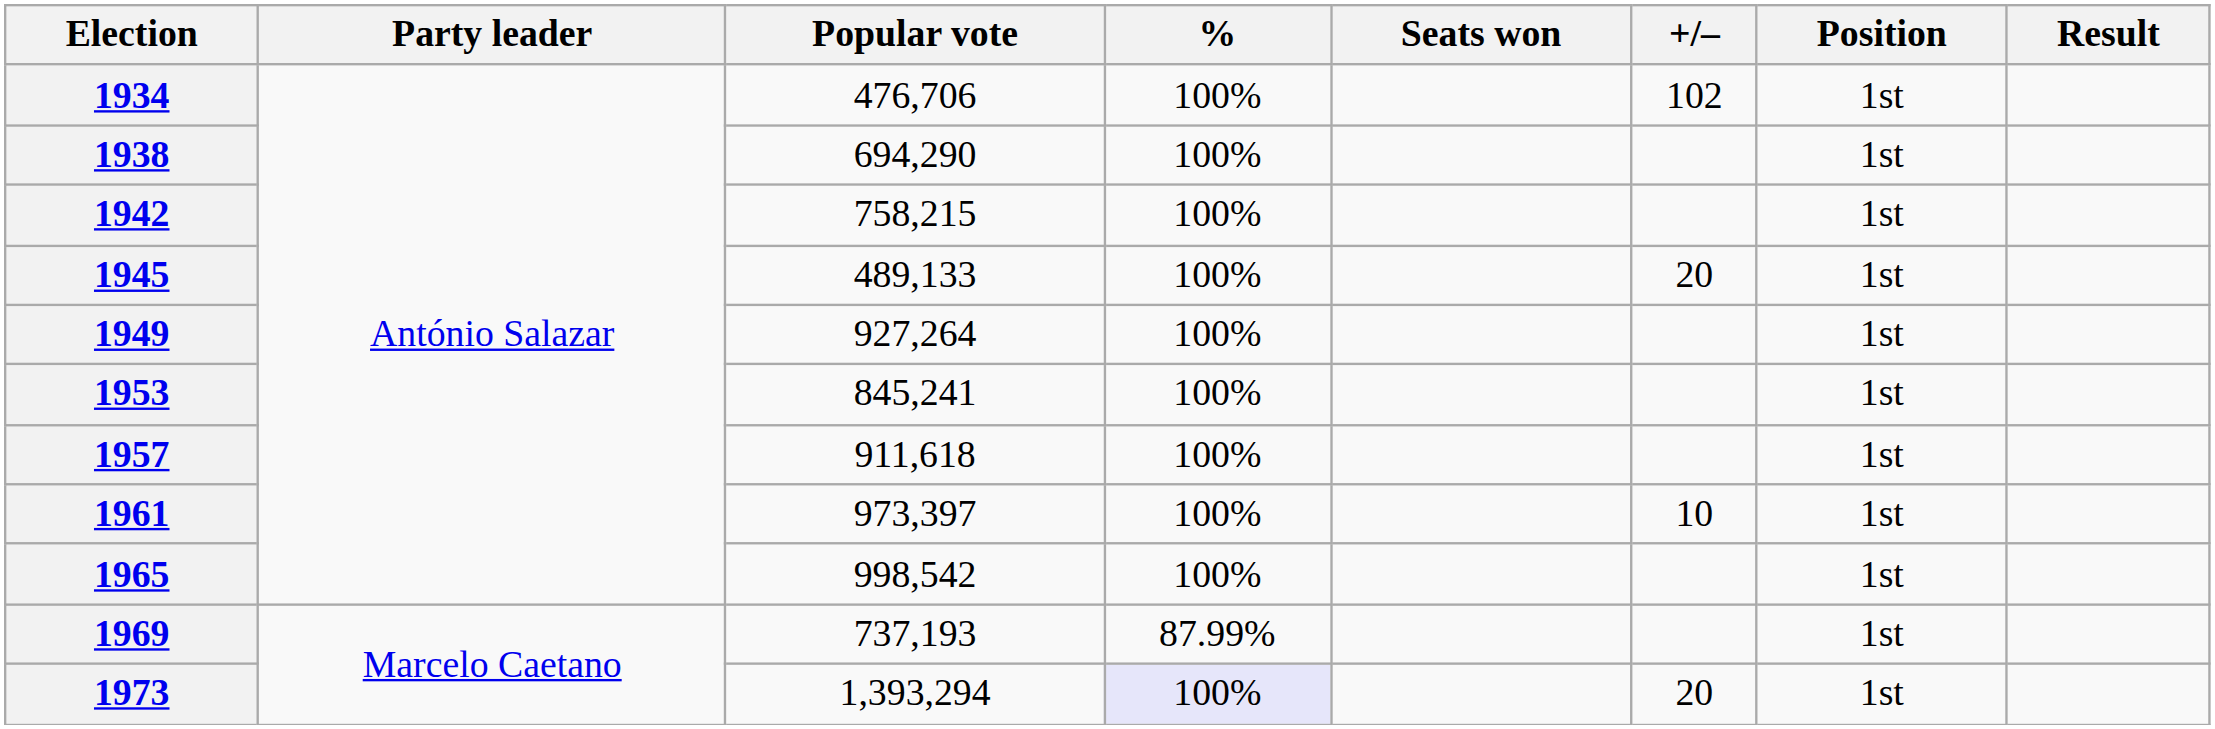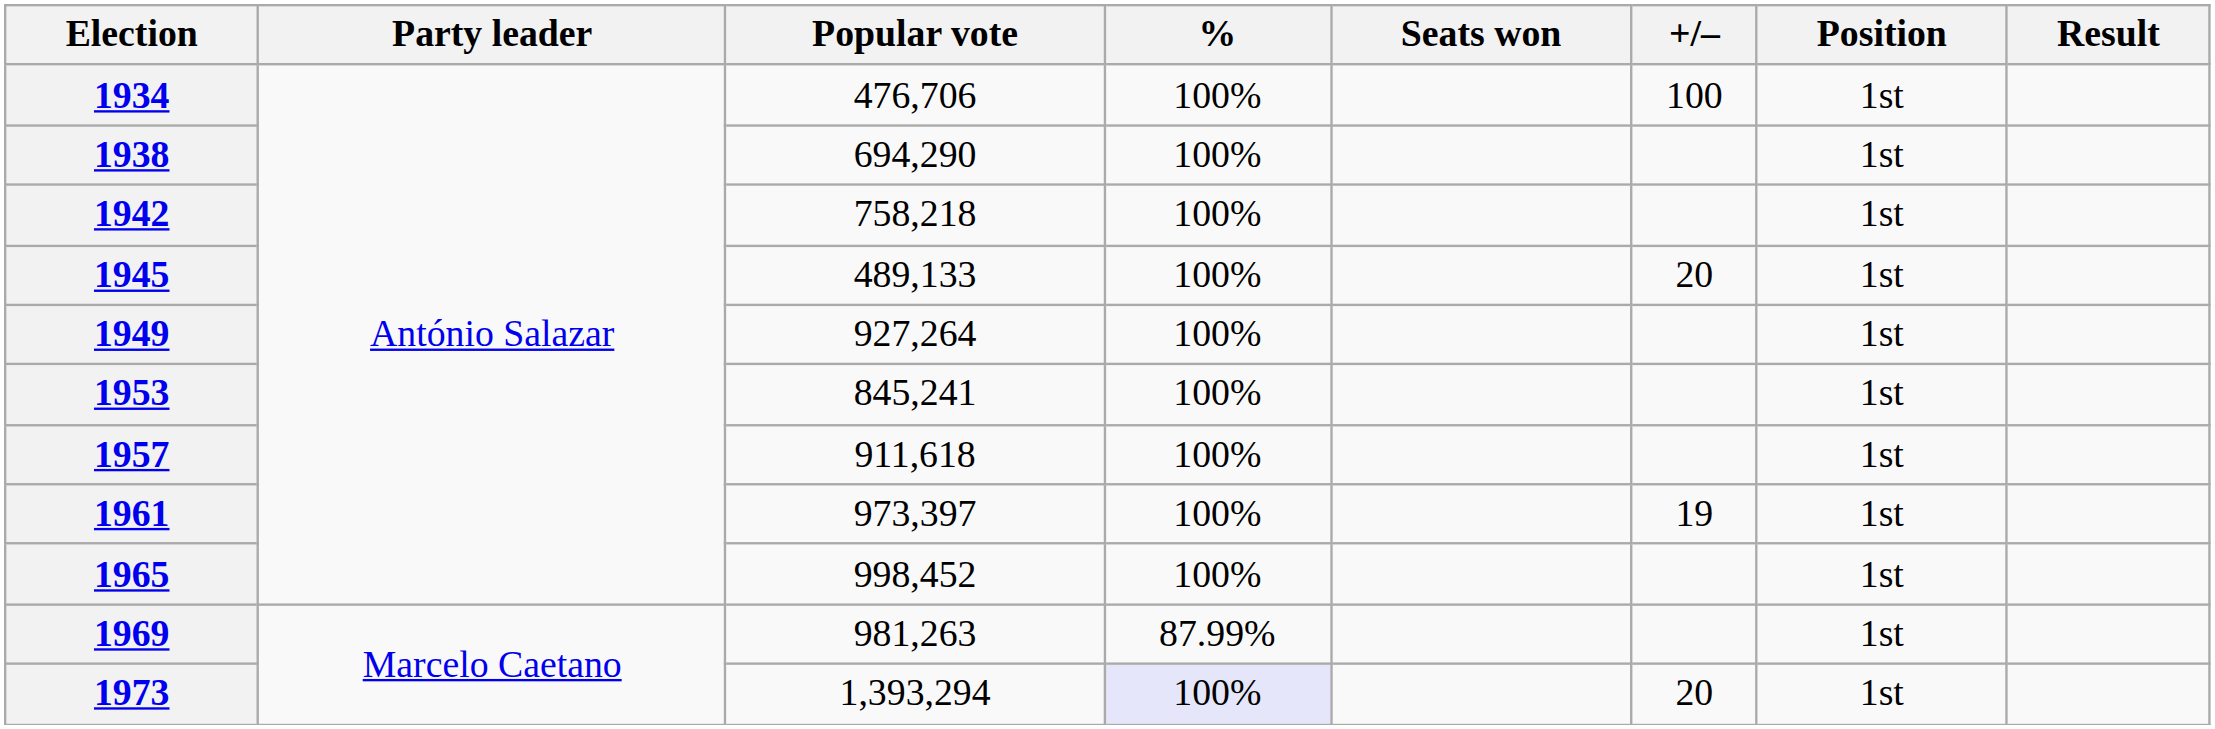(1694, 94) 102 -> (1694, 94) 100
(915, 214) 758,215 -> (915, 214) 758,218
(1694, 513) 10 -> (1694, 513) 19
(915, 573) 998,542 -> (915, 573) 998,452
(915, 633) 737,193 -> (915, 633) 981,263
